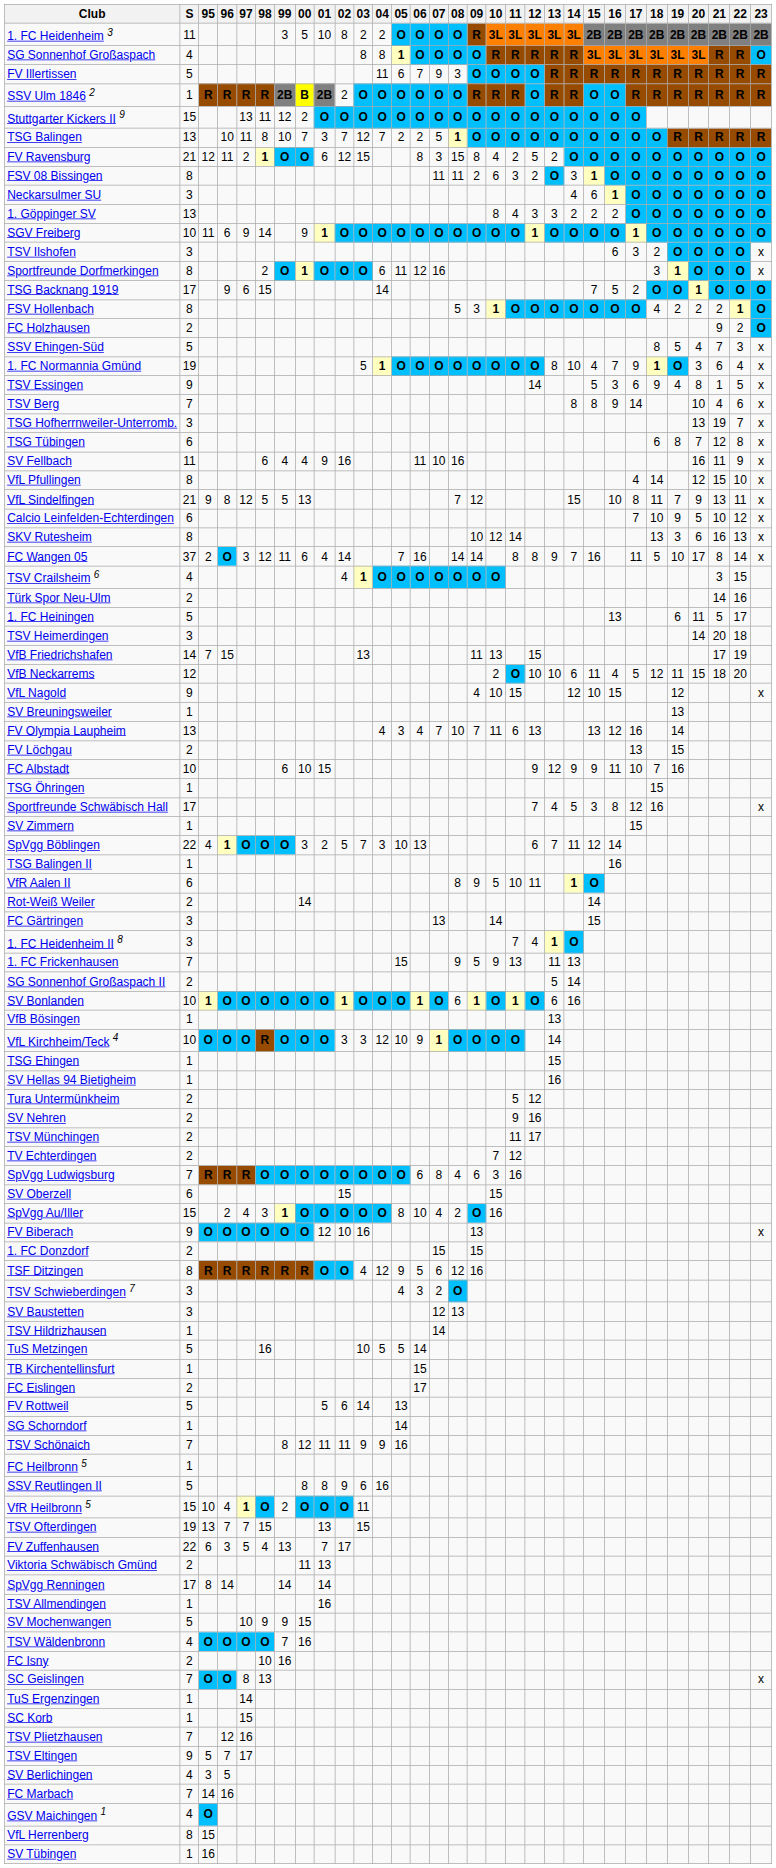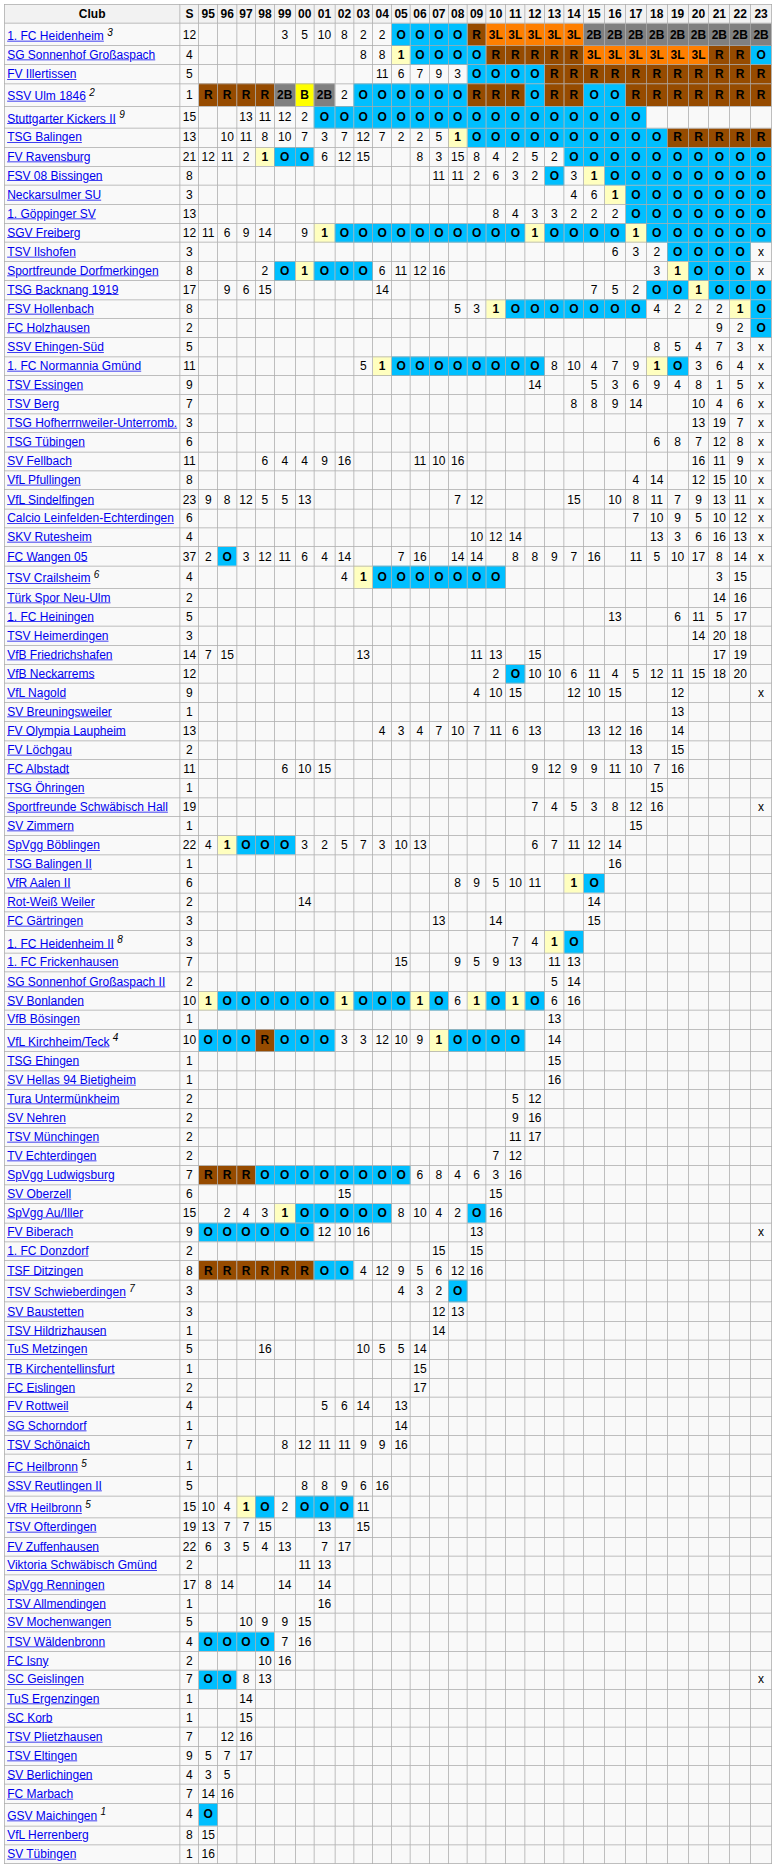(189, 34) 11 -> (189, 34) 12
(189, 233) 10 -> (189, 233) 12
(189, 366) 19 -> (189, 366) 11
(189, 499) 21 -> (189, 499) 23
(189, 537) 8 -> (189, 537) 4
(189, 769) 10 -> (189, 769) 11
(189, 807) 17 -> (189, 807) 19
(189, 1406) 5 -> (189, 1406) 4
